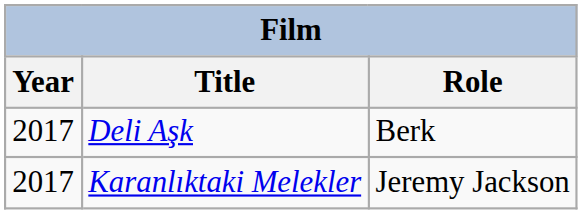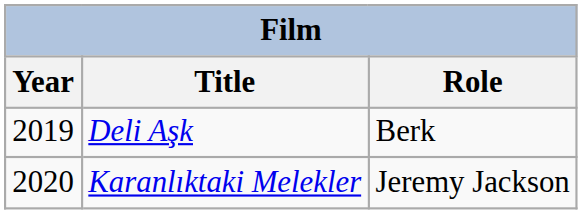(43, 131) 2017 -> (43, 131) 2019
(43, 182) 2017 -> (43, 182) 2020
